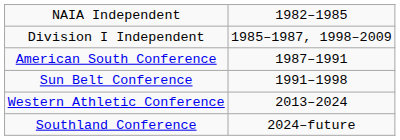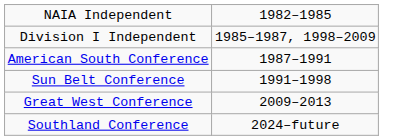+ row: (108, 103)
- row: (116, 103)
